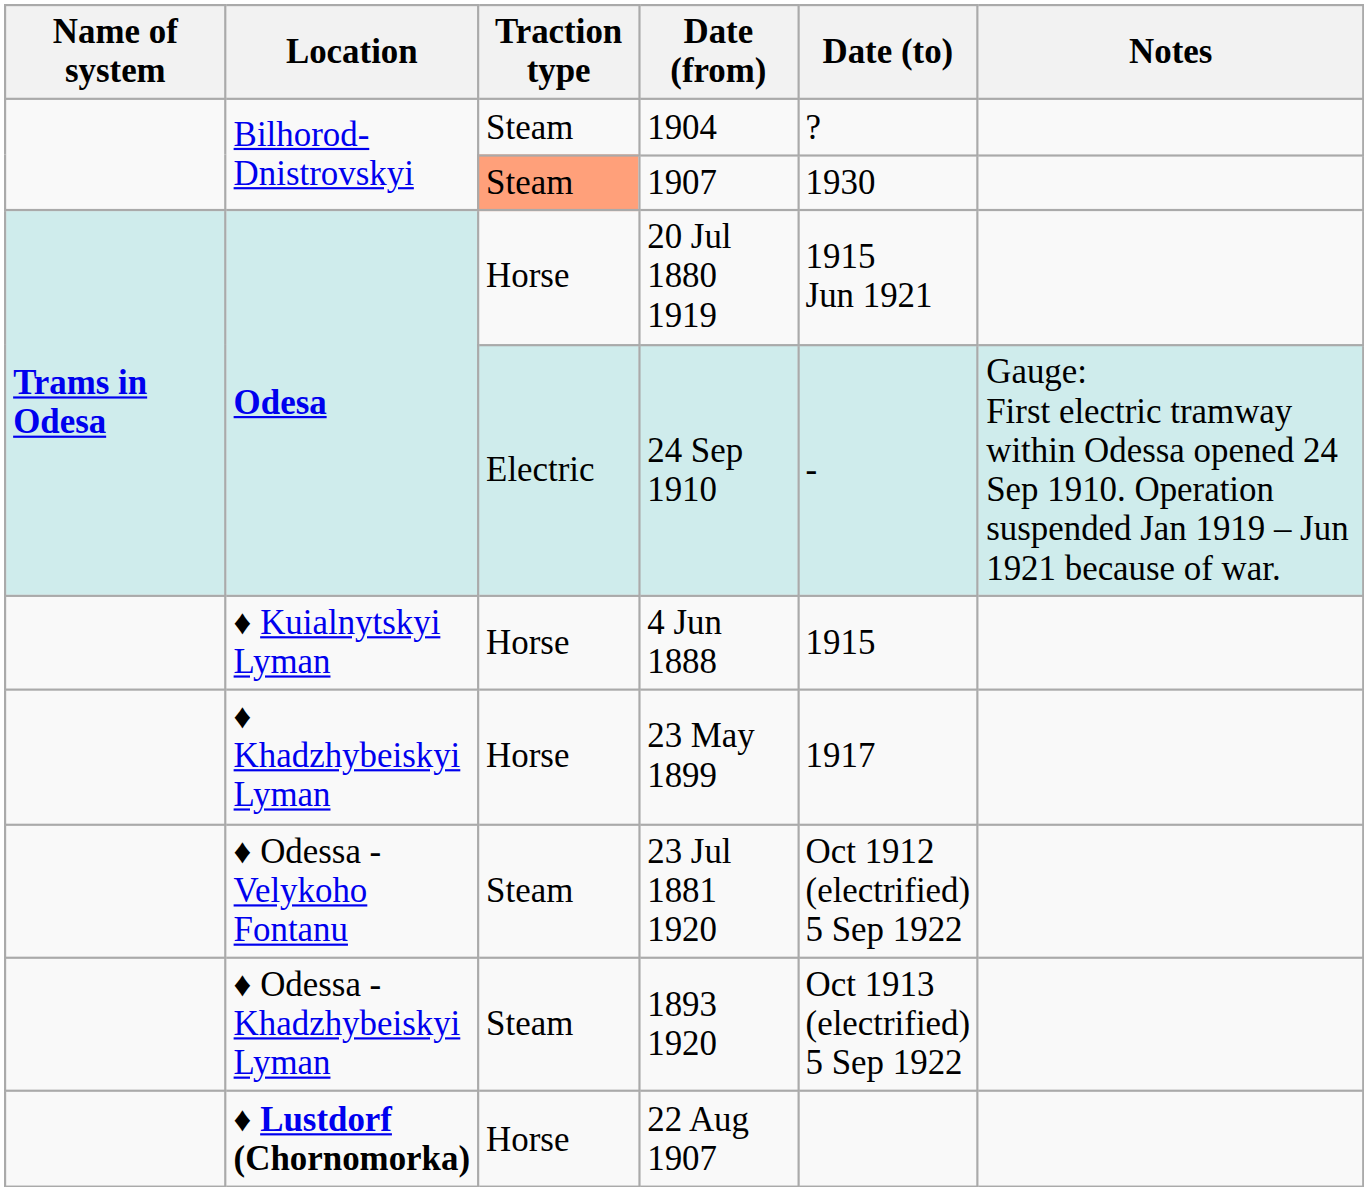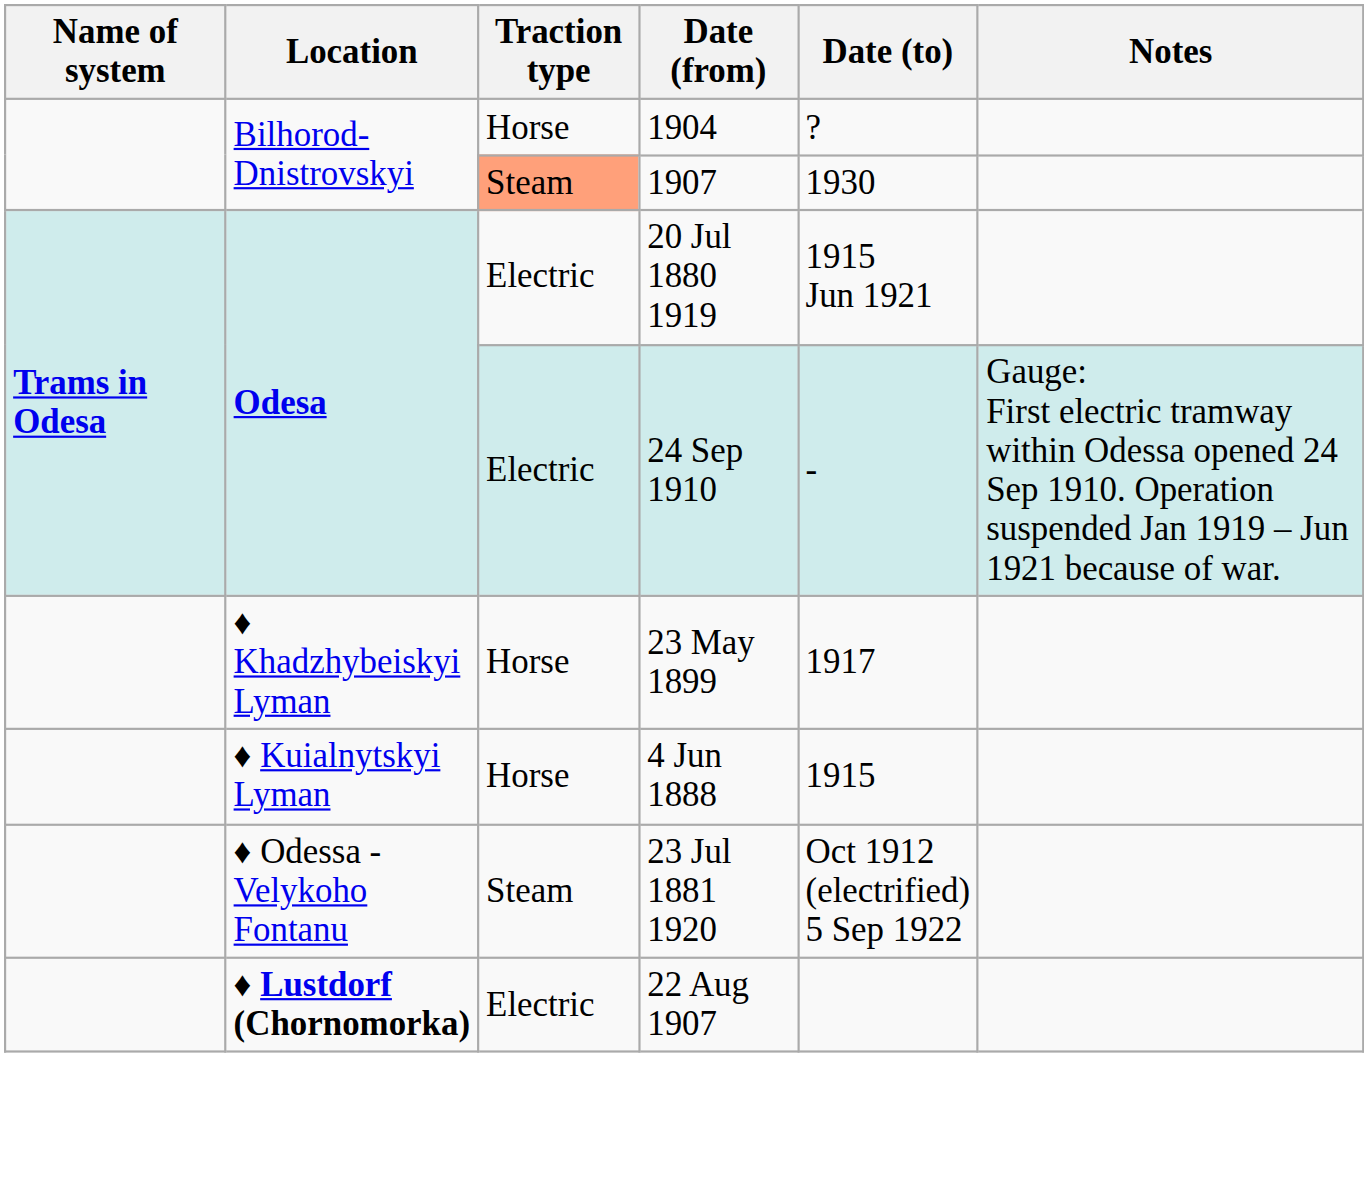(530, 126) Steam -> (528, 126) Horse
(528, 276) Horse -> (540, 276) Electric
rows swapped: (701, 756) <-> (685, 642)
- row: (682, 1024)
(528, 1138) Horse -> (540, 1004) Electric
